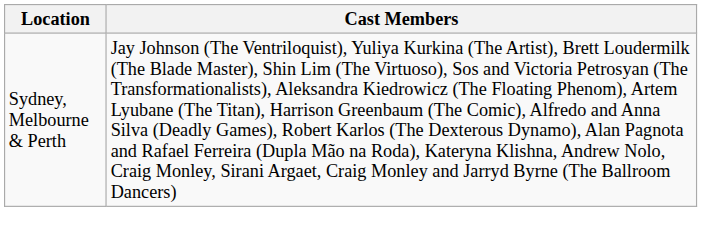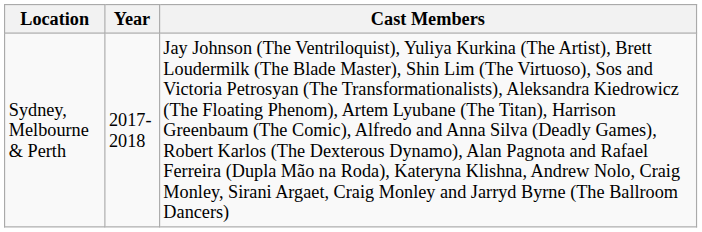+ column: (132, 18)
